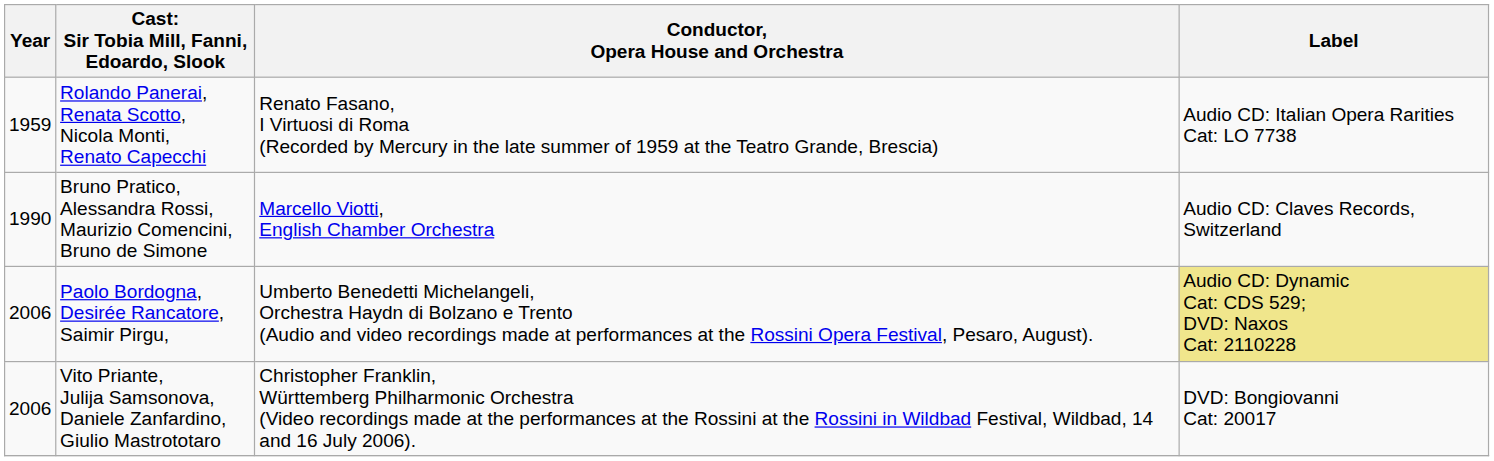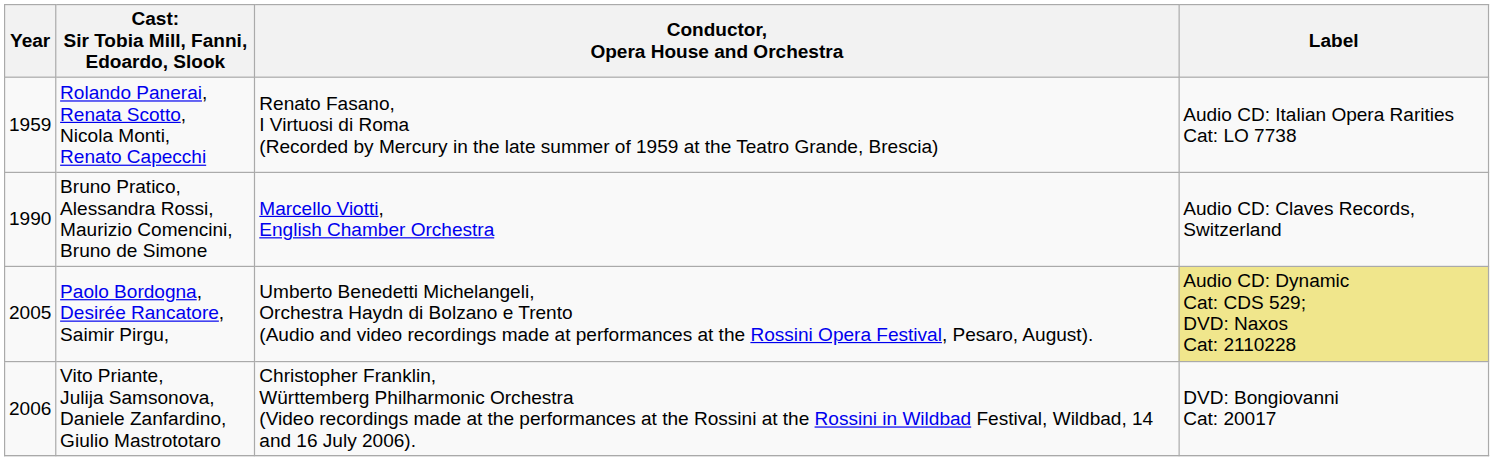(30, 313) 2006 -> (30, 313) 2005
